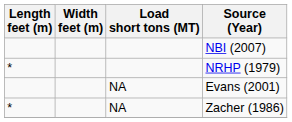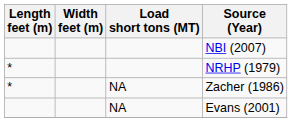rows swapped: (243, 87) <-> (245, 107)
